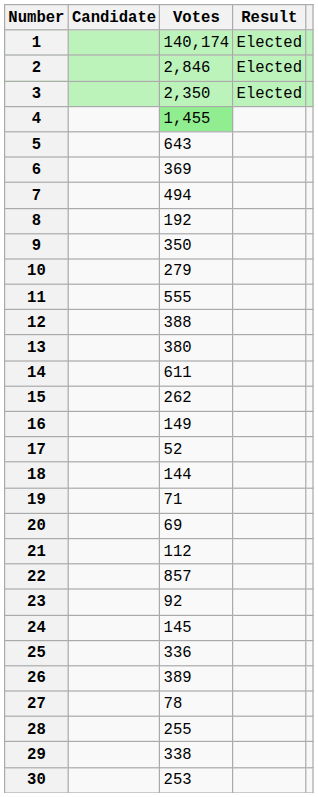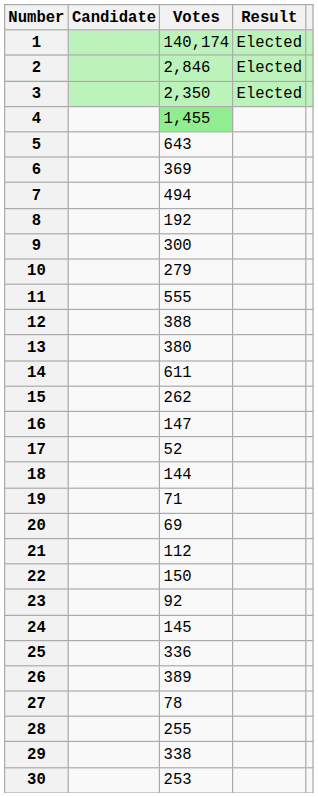(178, 246) 350 -> (178, 246) 300
(178, 424) 149 -> (178, 424) 147
(178, 577) 857 -> (178, 577) 150
